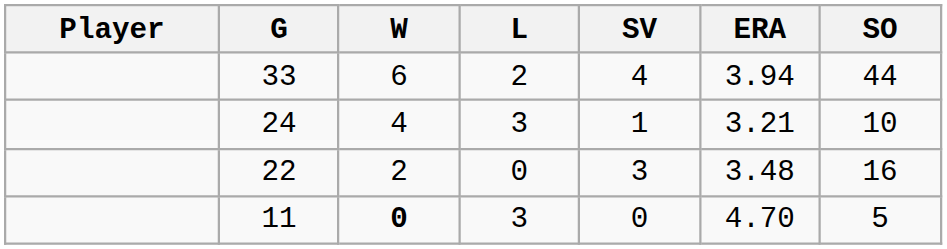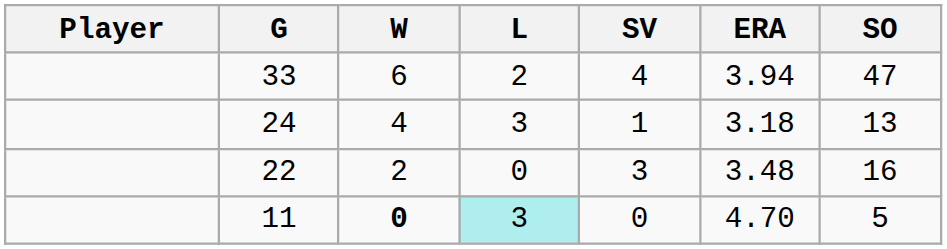(880, 77) 44 -> (880, 77) 47
(760, 124) 3.21 -> (760, 124) 3.18
(880, 124) 10 -> (880, 124) 13
(519, 220) no background -> (519, 220) paleturquoise background
